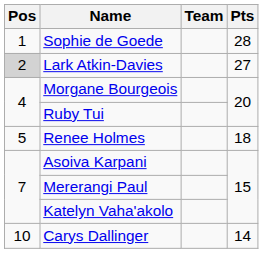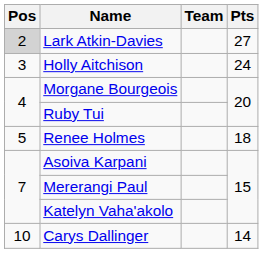- row: (103, 41)
+ row: (93, 65)
